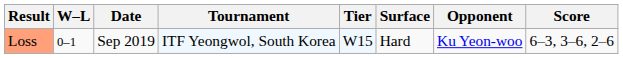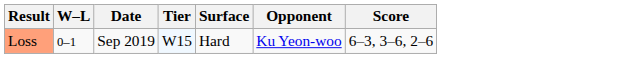- column: (249, 16)
